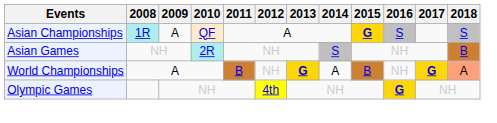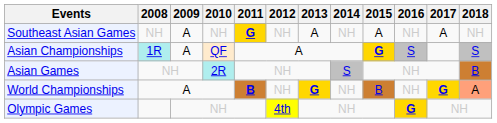+ row: (71, 33)
(239, 71) normal -> (250, 90) bold
(335, 71) A -> (347, 90) NH
